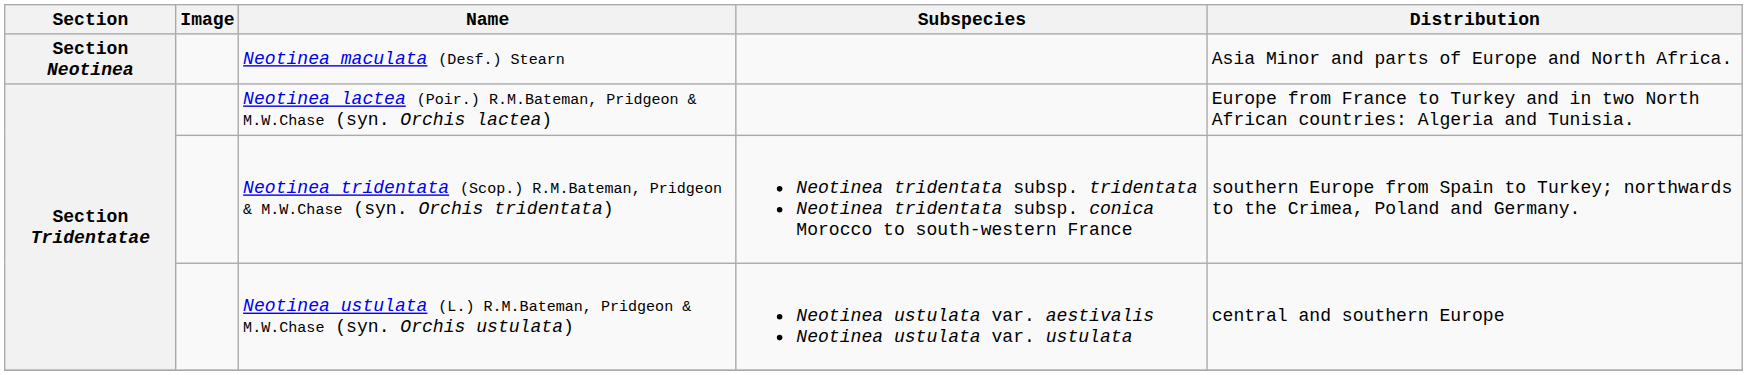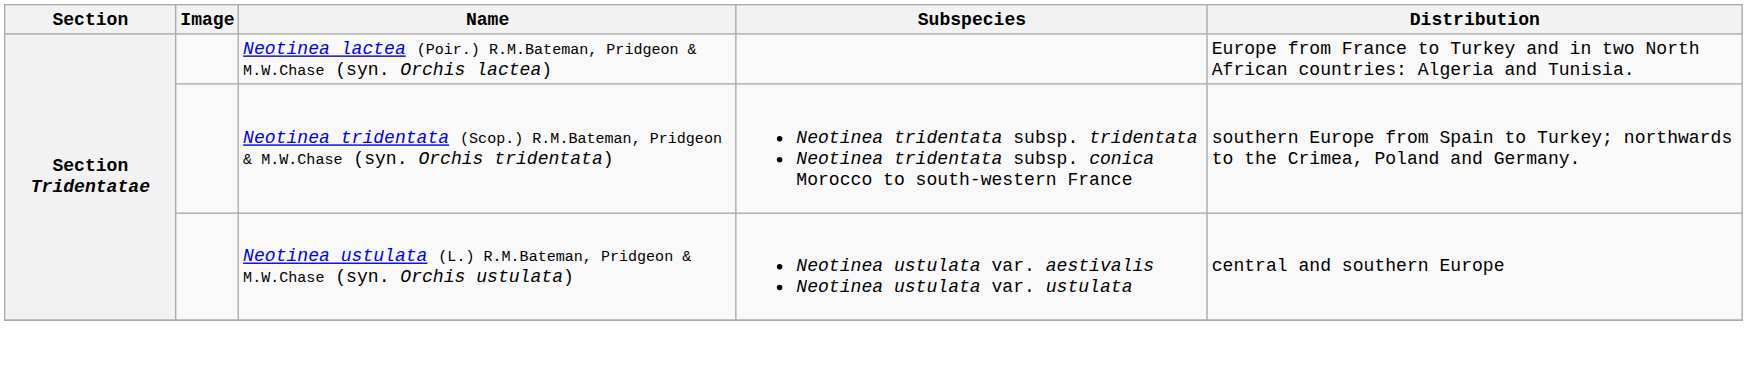- row: (404, 59)
